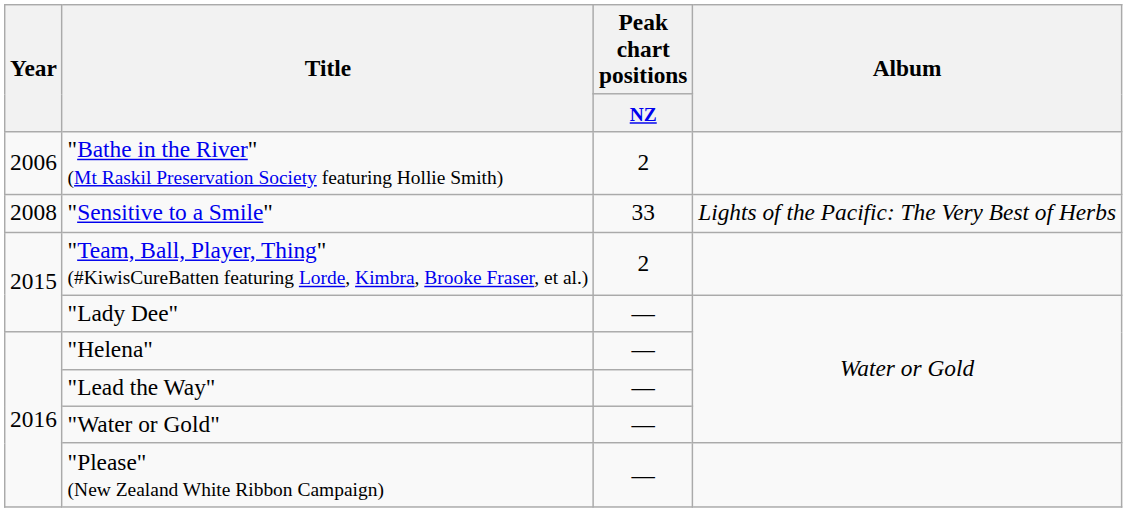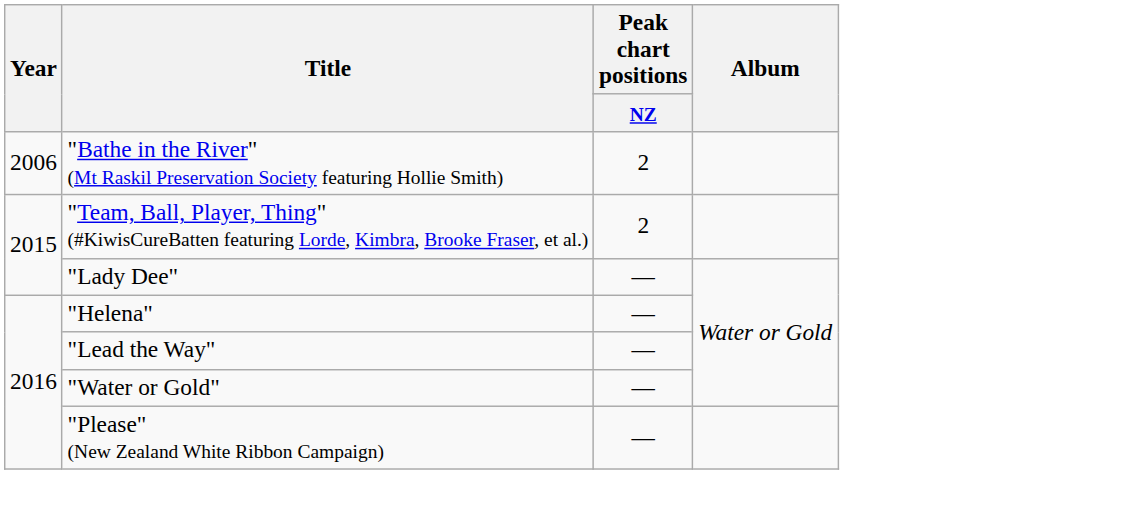- row: (170, 213)
